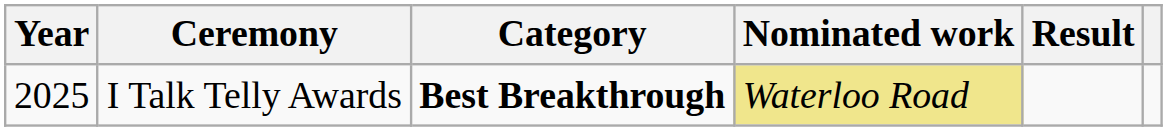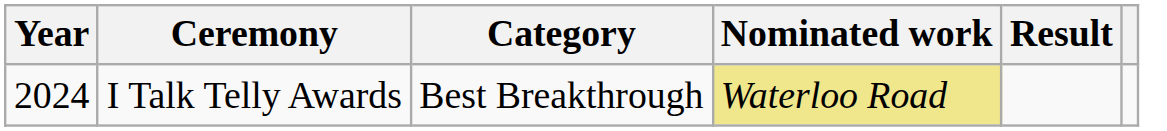(52, 94) 2025 -> (52, 94) 2024
(572, 94) bold -> (561, 94) normal
